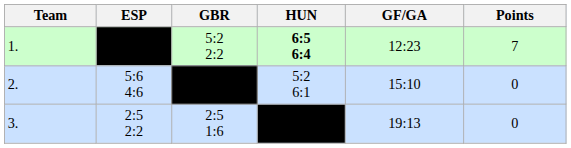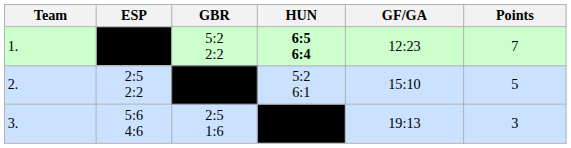(134, 84) 5:6 4:6 -> (134, 84) 2:5 2:2
(515, 84) 0 -> (515, 84) 5
(134, 123) 2:5 2:2 -> (134, 123) 5:6 4:6
(515, 123) 0 -> (515, 123) 3
